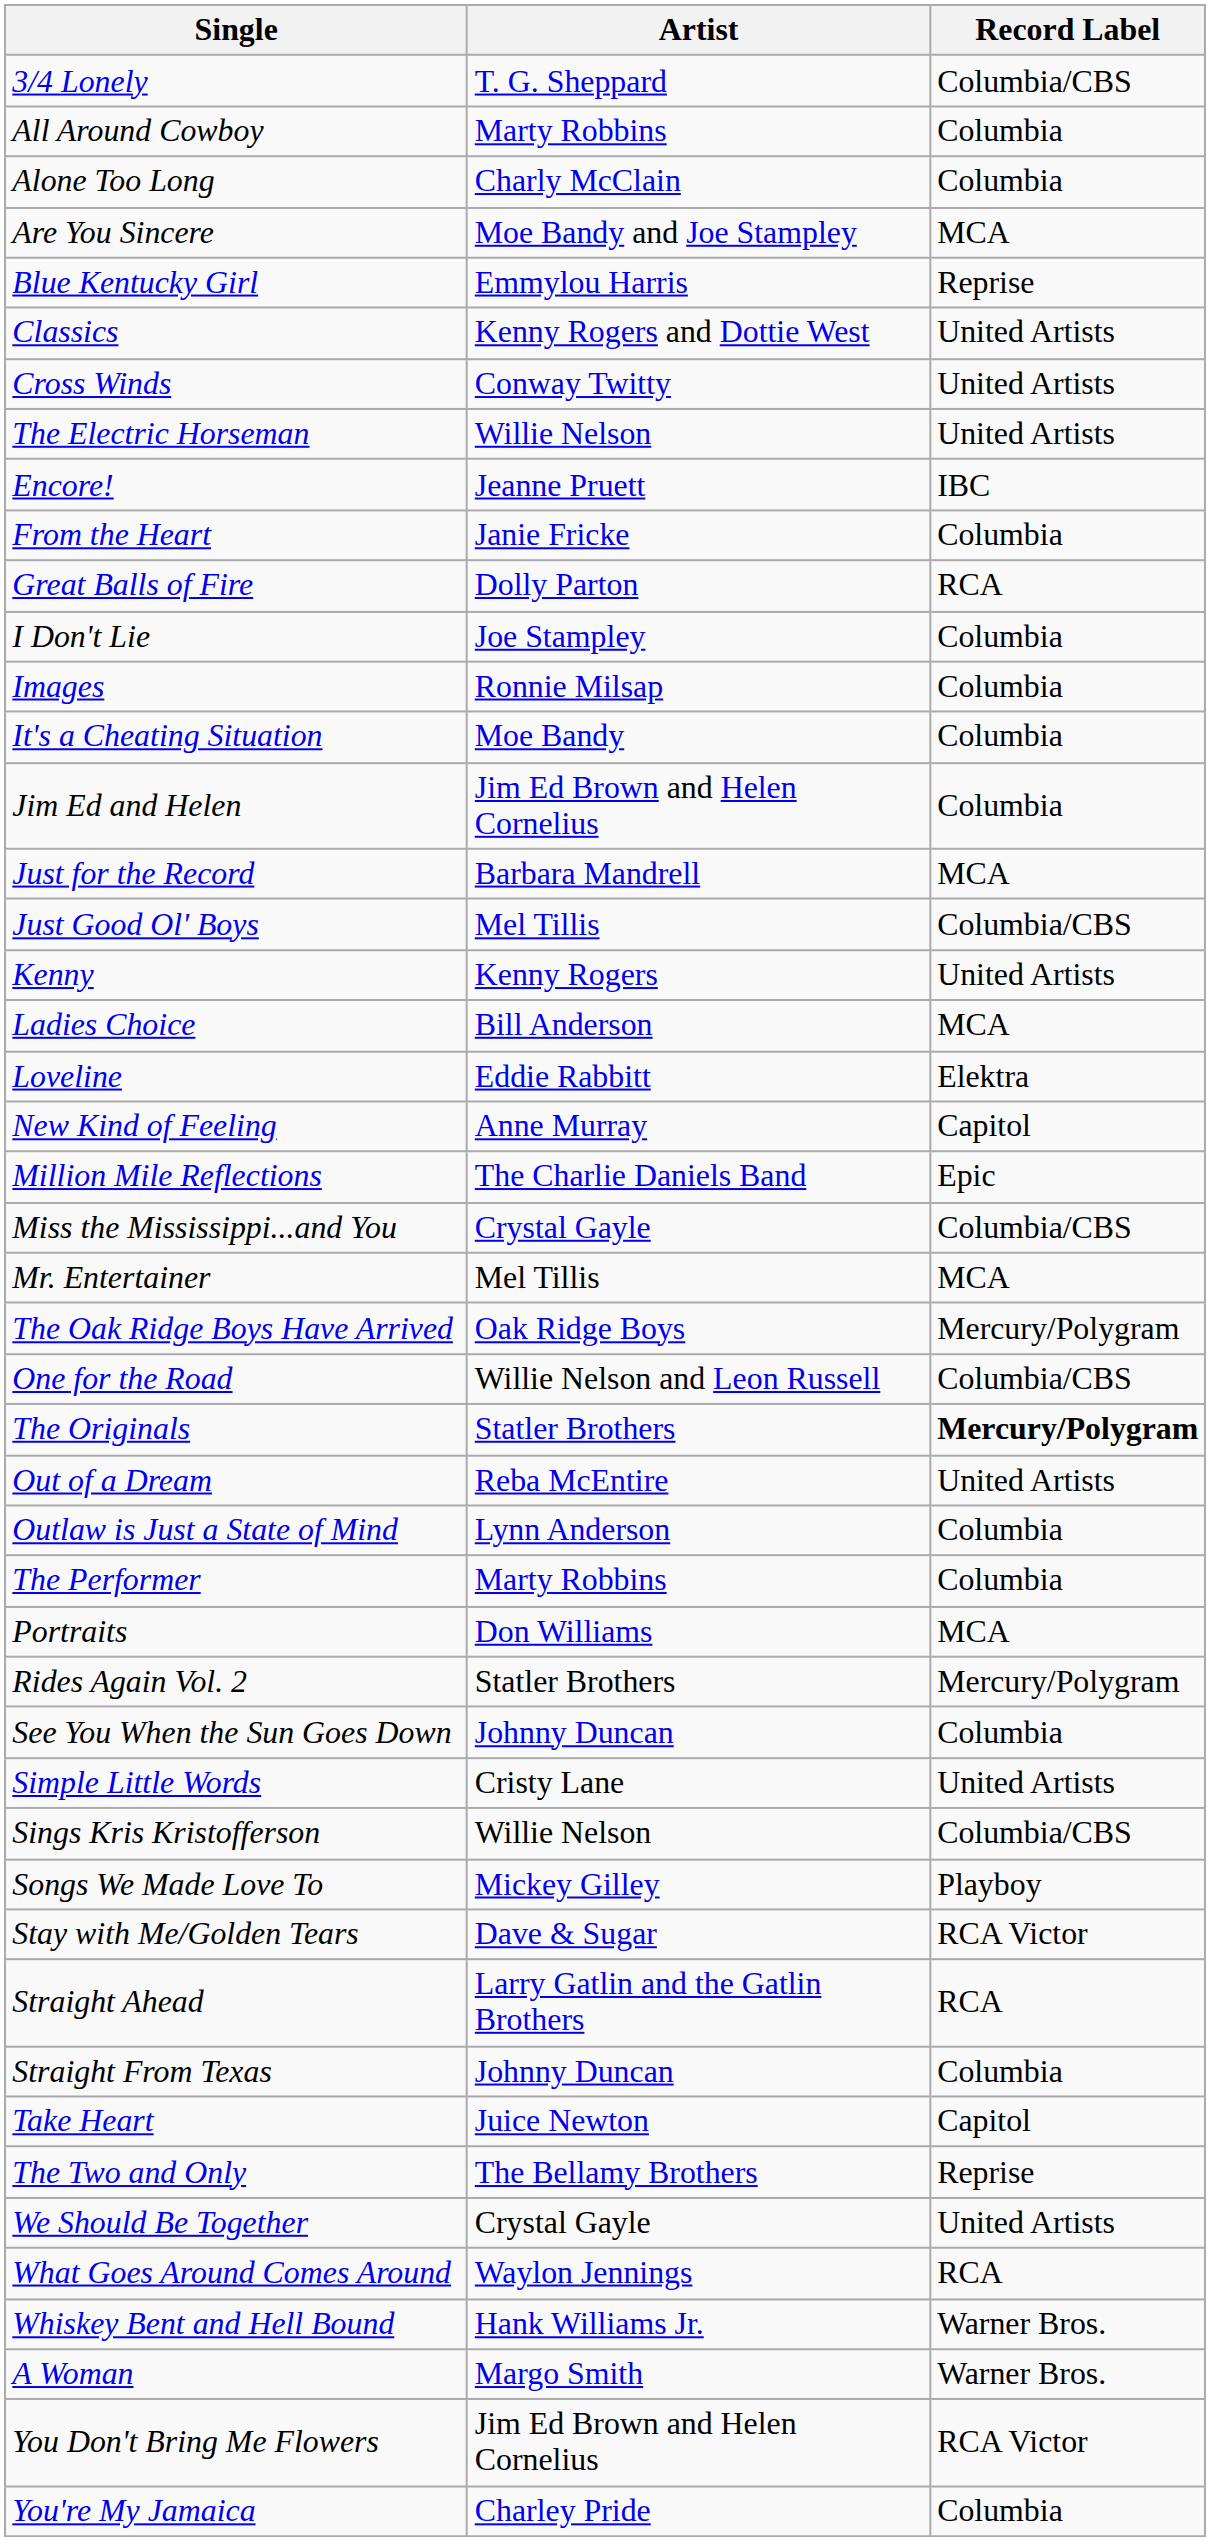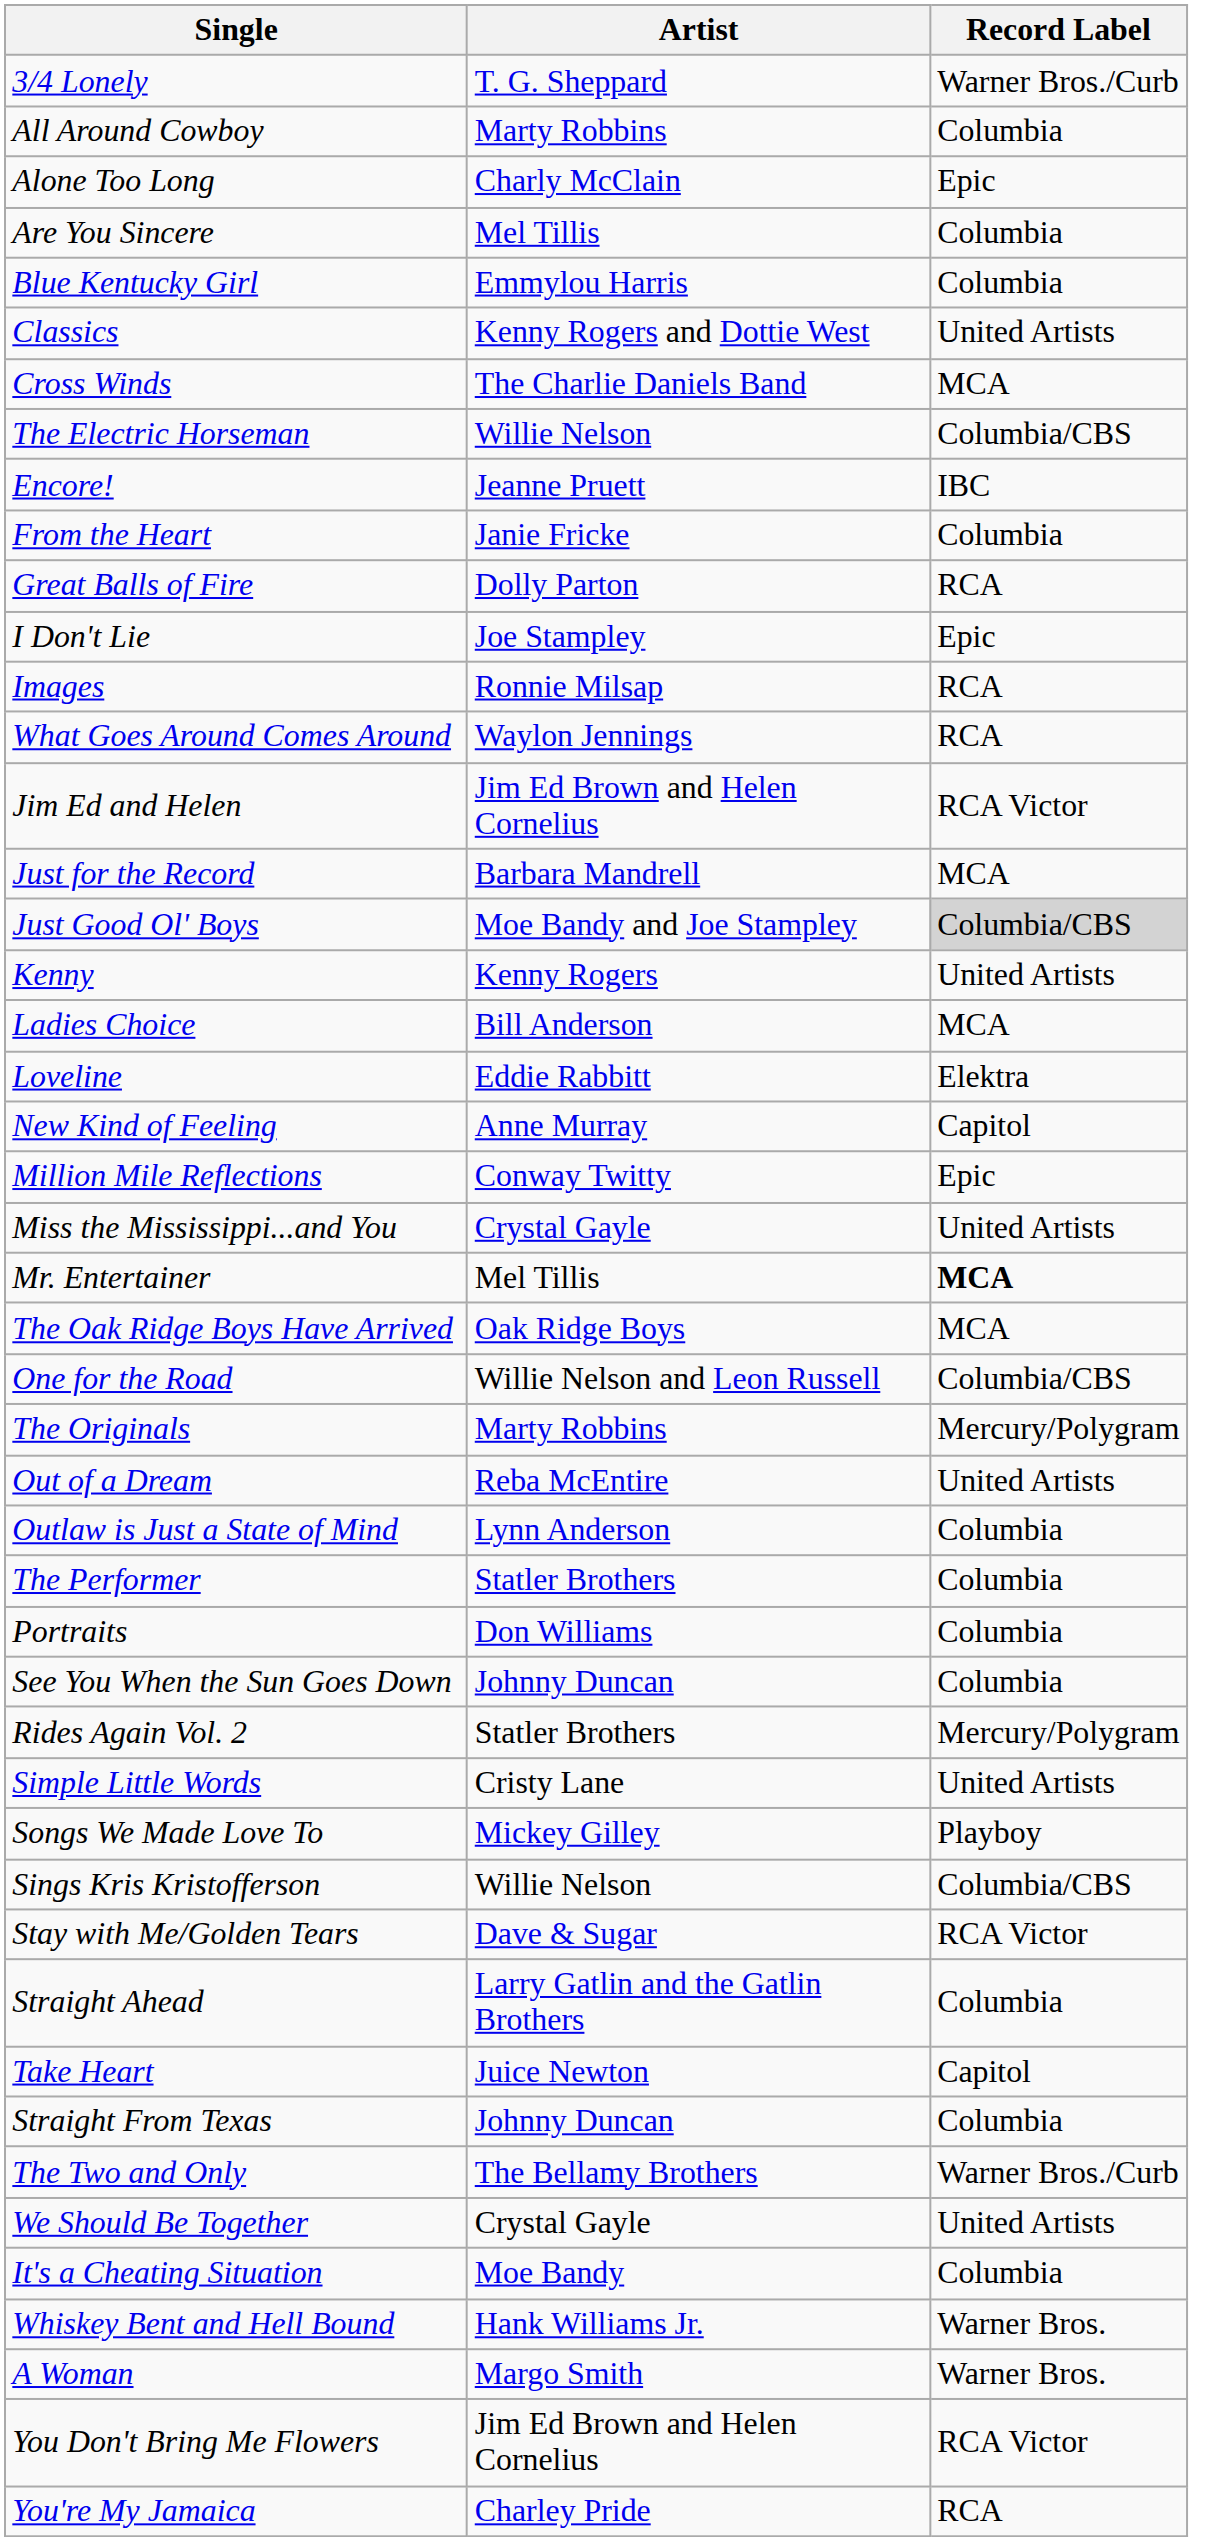(1034, 80) Columbia/CBS -> (1058, 80) Warner Bros./Curb
(1000, 181) Columbia -> (966, 181) Epic
(666, 231) Moe Bandy and Joe Stampley -> (537, 231) Mel Tillis
(973, 231) MCA -> (1000, 231) Columbia
(986, 282) Reprise -> (1000, 282) Columbia
(573, 383) Conway Twitty -> (641, 383) The Charlie Daniels Band
(1026, 383) United Artists -> (973, 383) MCA
(1026, 433) United Artists -> (1034, 433) Columbia/CBS
(1000, 635) Columbia -> (966, 635) Epic
(1000, 686) Columbia -> (970, 686) RCA
rows swapped: (167, 736) <-> (232, 2272)
(1000, 805) Columbia -> (1012, 805) RCA Victor
(537, 924) Mel Tillis -> (666, 924) Moe Bandy and Joe Stampley
(1034, 924) no background -> (1034, 924) lightgrey background
(641, 1176) The Charlie Daniels Band -> (573, 1176) Conway Twitty
(1034, 1226) Columbia/CBS -> (1026, 1226) United Artists
(973, 1277) normal -> (975, 1277) bold
(1058, 1327) Mercury/Polygram -> (973, 1327) MCA
(575, 1428) Statler Brothers -> (571, 1428) Marty Robbins
(1068, 1428) bold -> (1058, 1428) normal
(571, 1580) Marty Robbins -> (575, 1580) Statler Brothers
(973, 1630) MCA -> (1000, 1630) Columbia
rows swapped: (130, 1681) <-> (232, 1731)
rows swapped: (166, 1832) <-> (168, 1883)
(970, 2002) RCA -> (1000, 2002) Columbia
rows swapped: (142, 2070) <-> (83, 2121)
(986, 2171) Reprise -> (1058, 2171) Warner Bros./Curb
(1000, 2510) Columbia -> (970, 2510) RCA
